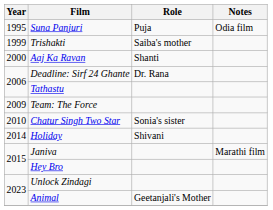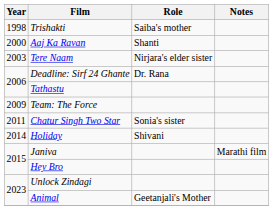- row: (56, 27)
(16, 43) 1999 -> (16, 27) 1998
+ row: (52, 58)
(16, 120) 2010 -> (16, 120) 2011
